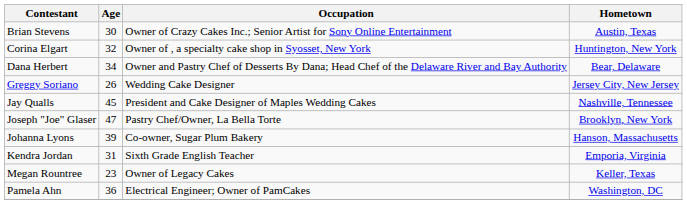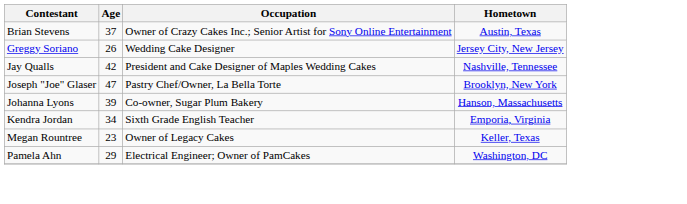(111, 31) 30 -> (111, 31) 37
- row: (37, 48)
- row: (37, 66)
(111, 102) 45 -> (111, 66) 42
(111, 155) 31 -> (111, 119) 34
(111, 191) 36 -> (111, 155) 29
